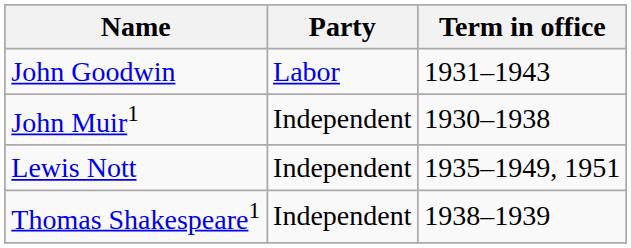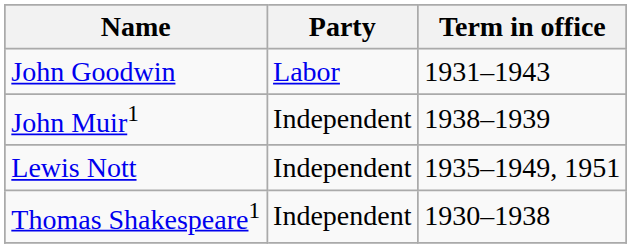(487, 119) 1930–1938 -> (487, 119) 1938–1939
(487, 215) 1938–1939 -> (487, 215) 1930–1938
